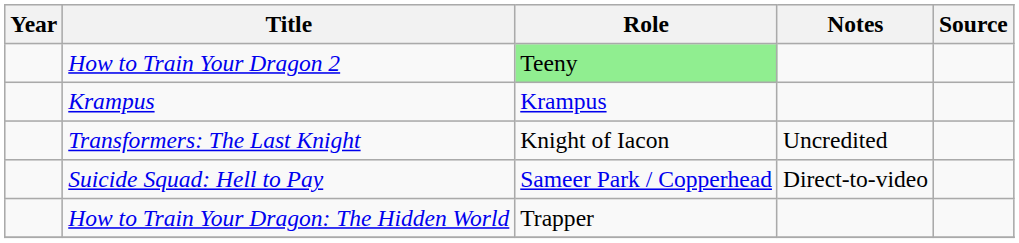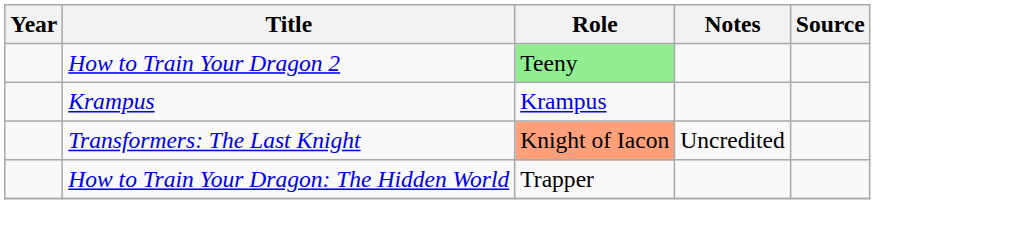(595, 140) no background -> (595, 140) lightsalmon background
- row: (196, 179)
